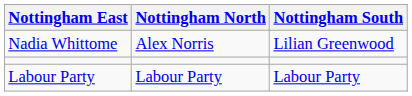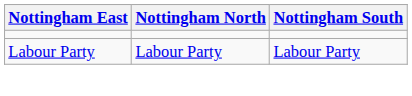- row: (63, 43)
